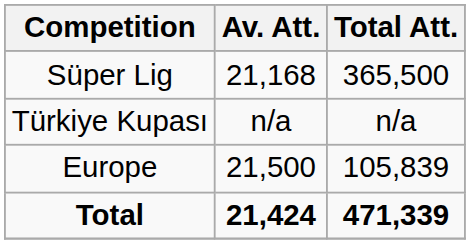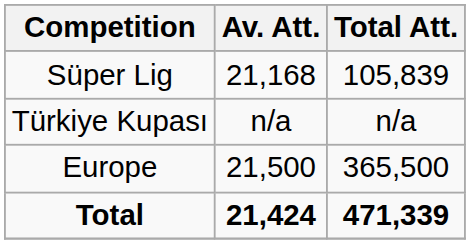(396, 74) 365,500 -> (396, 74) 105,839
(396, 167) 105,839 -> (396, 167) 365,500
